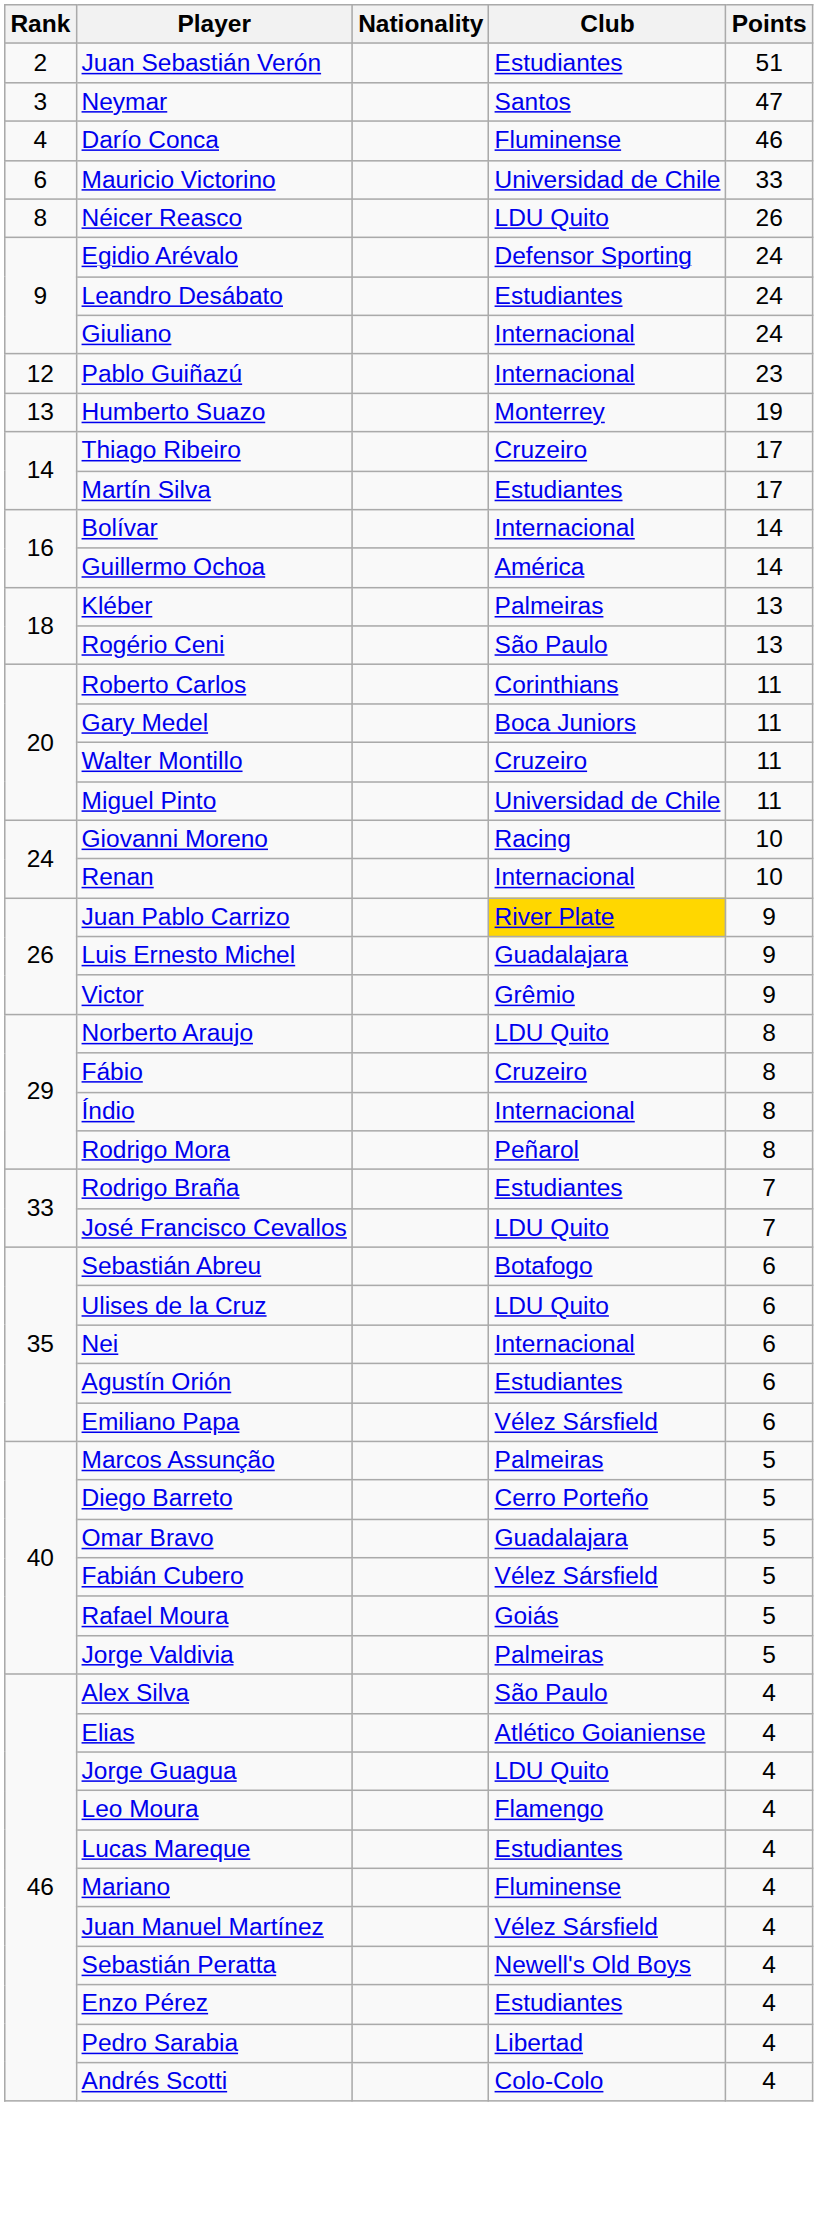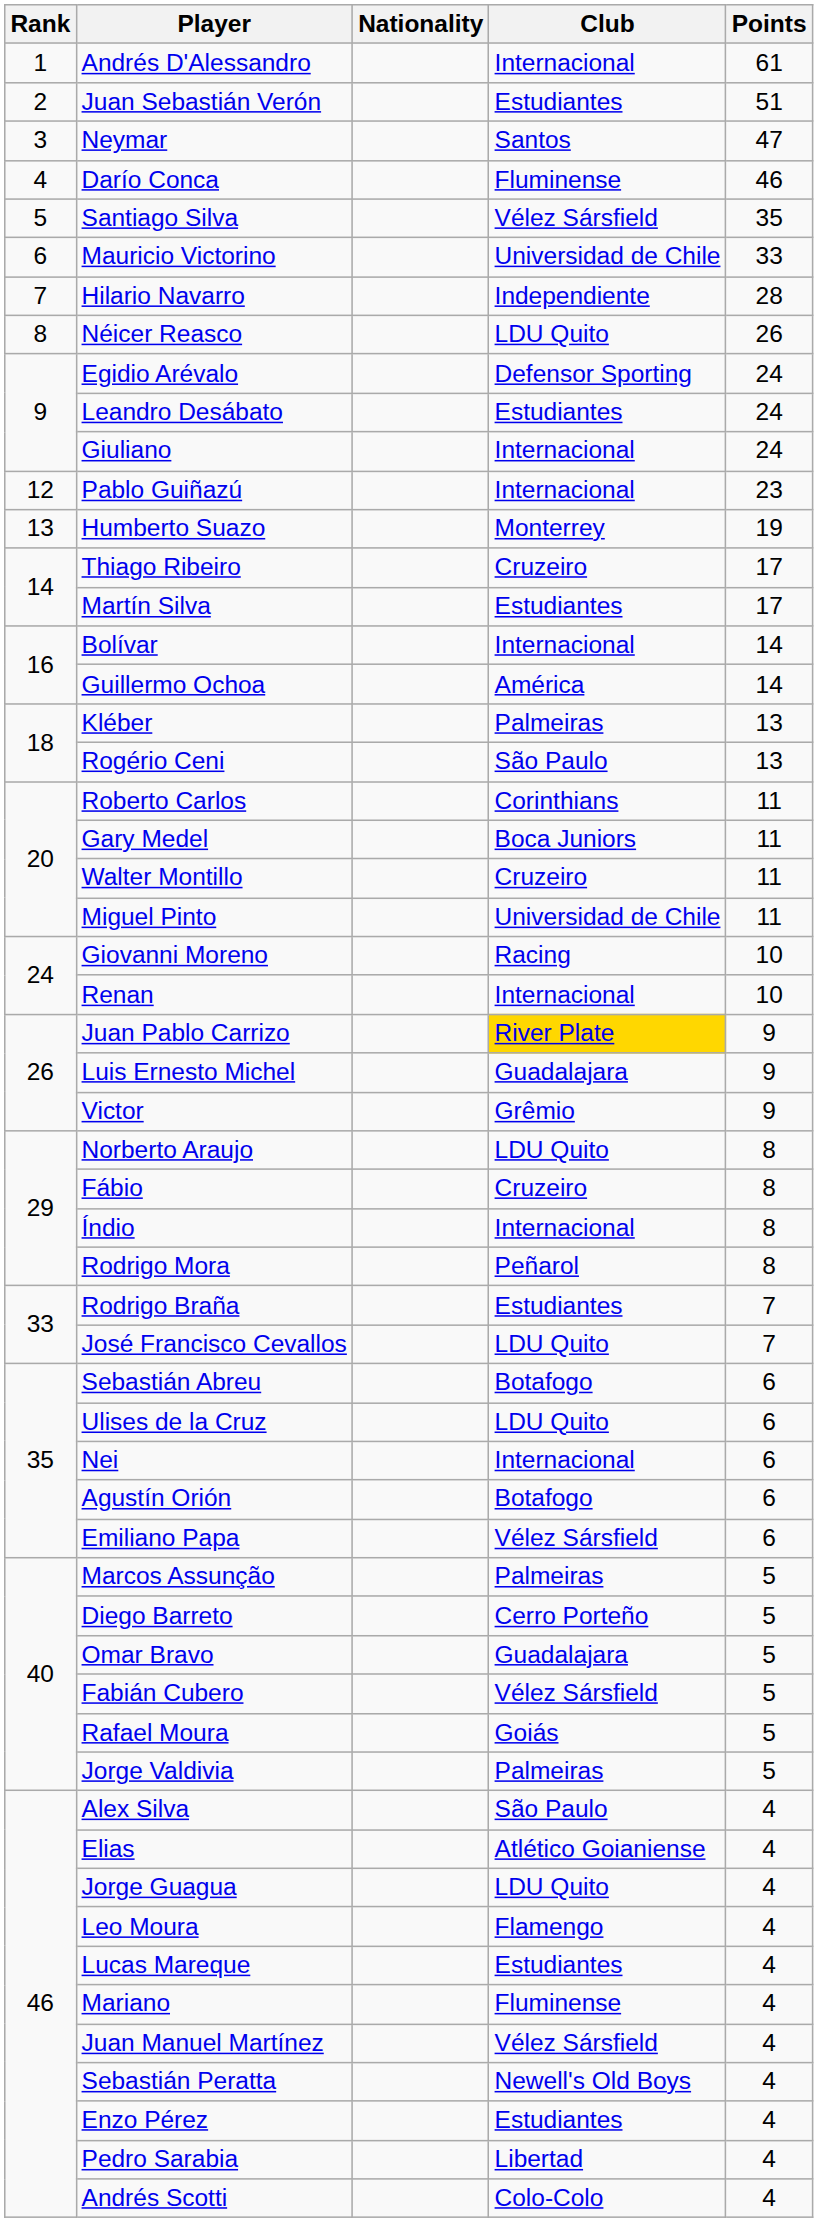+ row: (196, 62)
+ row: (160, 218)
+ row: (163, 295)
(559, 1382) Estudiantes -> (544, 1499) Botafogo
